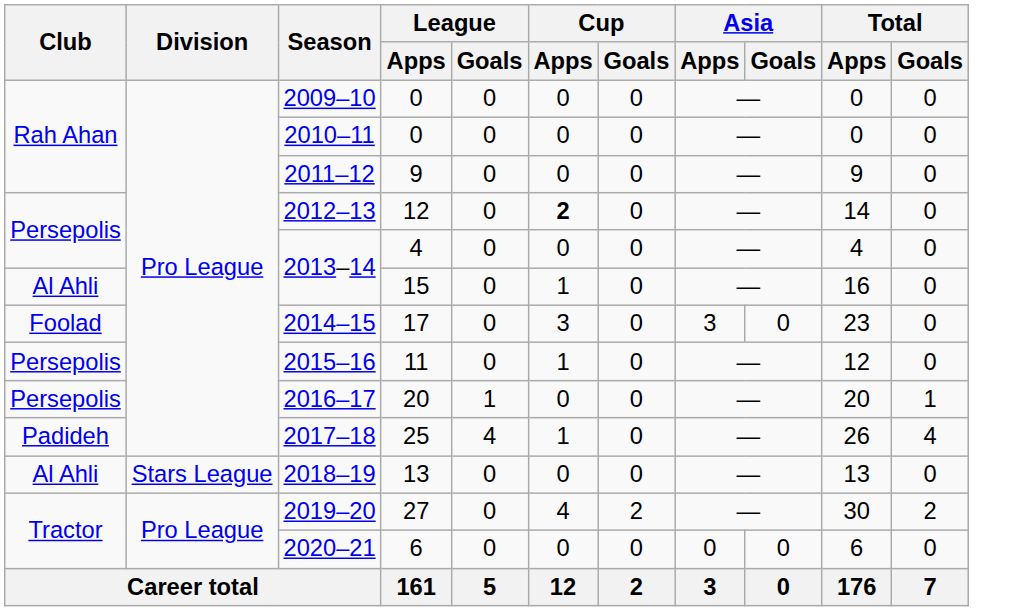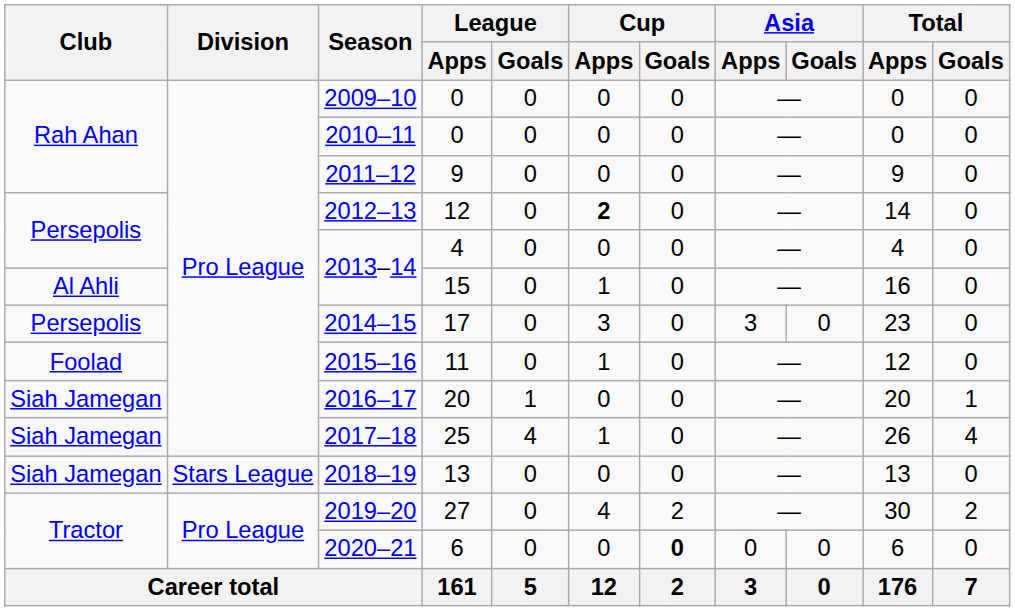(65, 323) Foolad -> (86, 323) Persepolis
(65, 361) Persepolis -> (86, 361) Foolad
(65, 398) Persepolis -> (86, 398) Siah Jamegan
(65, 436) Padideh -> (86, 436) Siah Jamegan
(65, 473) Al Ahli -> (86, 473) Siah Jamegan
(636, 549) normal -> (677, 549) bold
